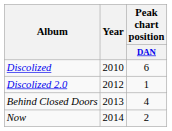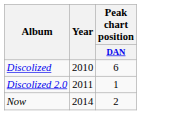(113, 84) 2012 -> (83, 84) 2011
- row: (52, 101)
